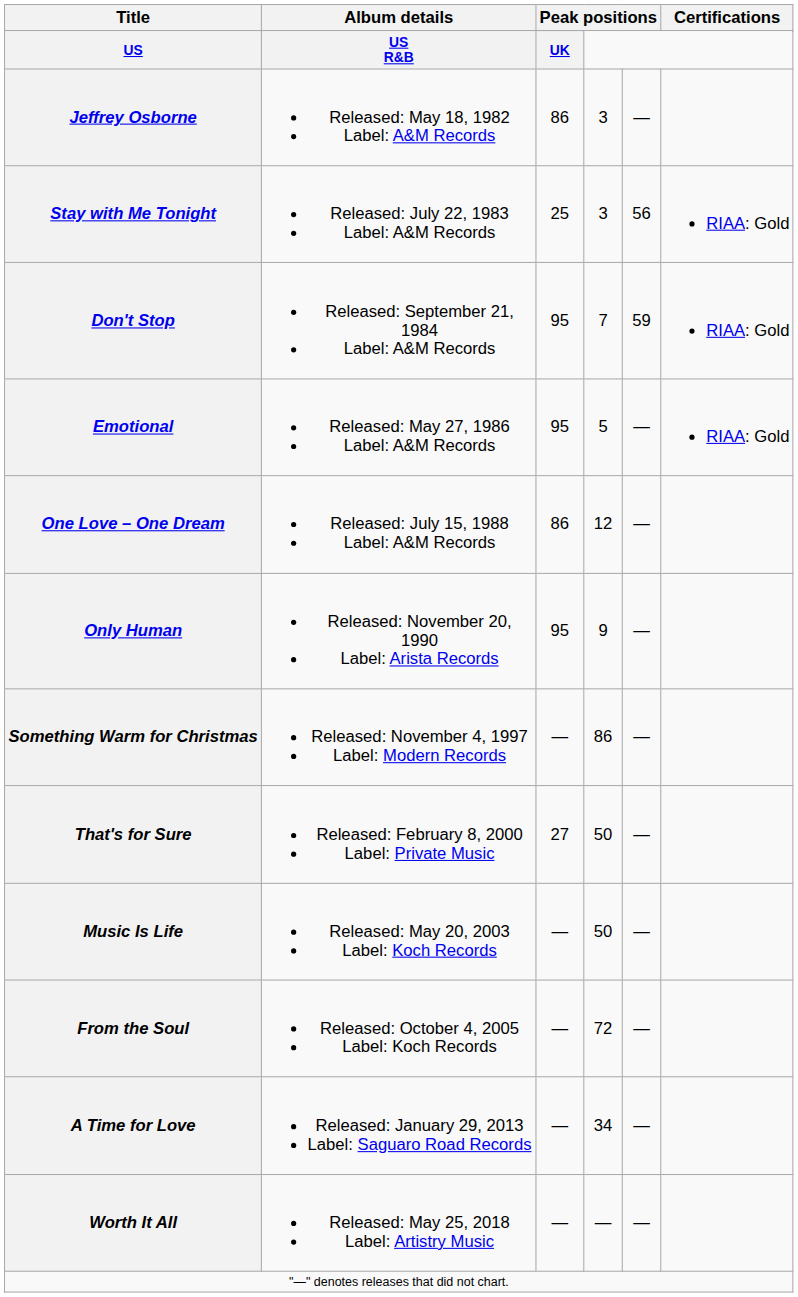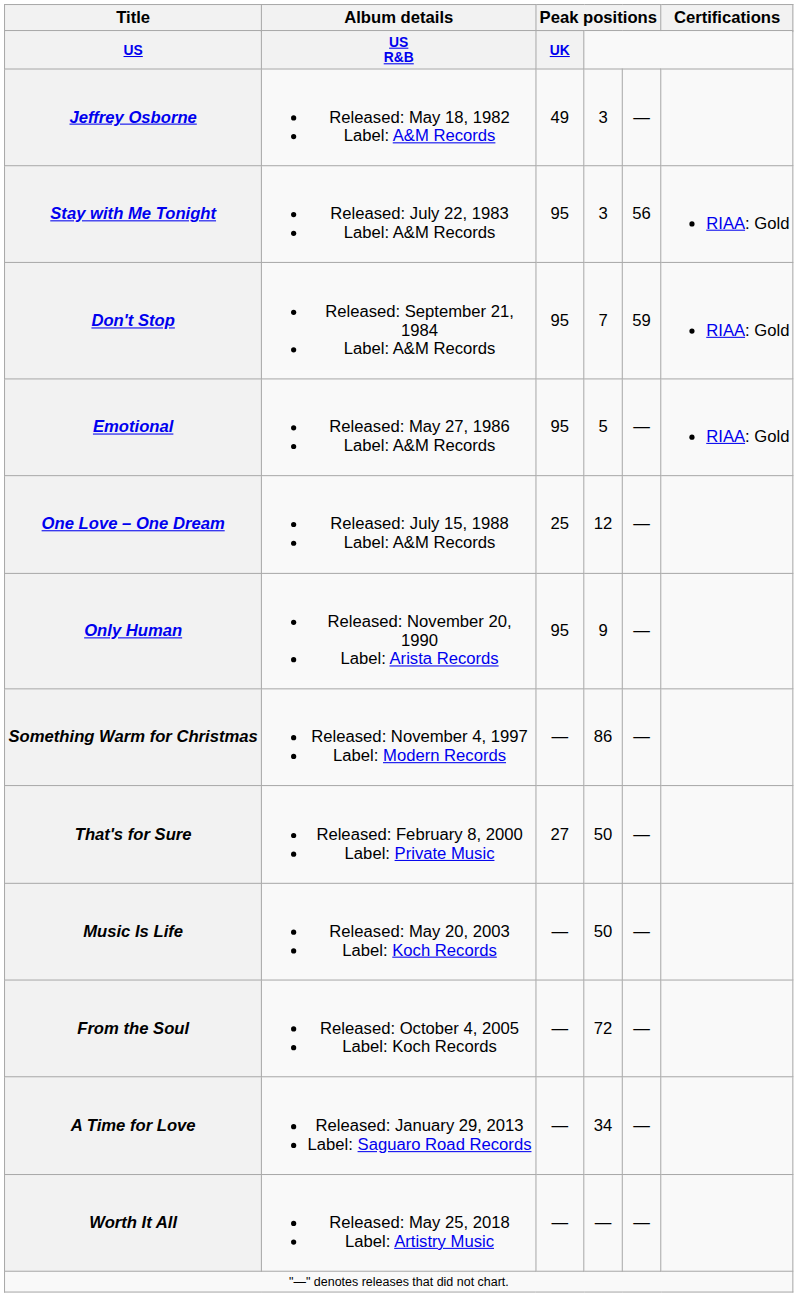(560, 117) 86 -> (560, 117) 49
(560, 214) 25 -> (560, 214) 95
(560, 524) 86 -> (560, 524) 25
